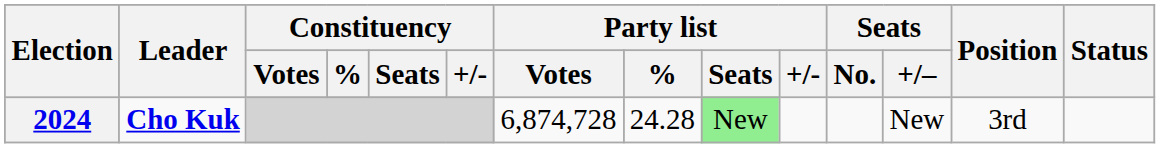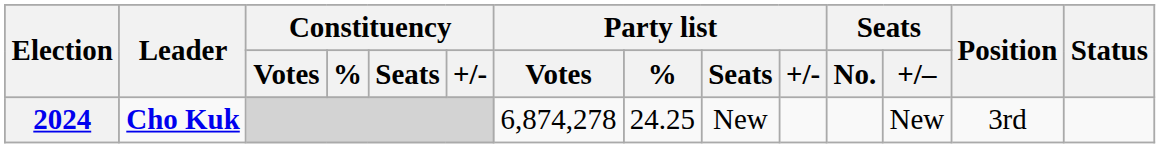(558, 119) 6,874,728 -> (558, 119) 6,874,278
(662, 119) 24.28 -> (662, 119) 24.25
(740, 119) lightgreen background -> (740, 119) no background
